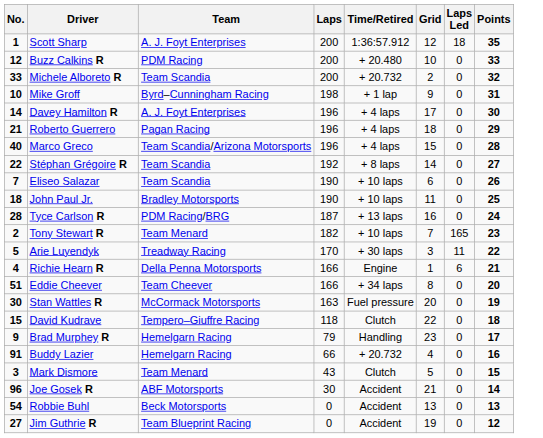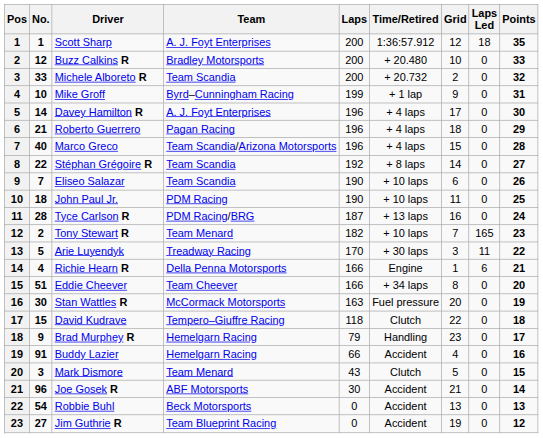+ column: (17, 19)
(172, 60) PDM Racing -> (215, 60) Bradley Motorsports
(329, 95) 198 -> (354, 95) 199
(190, 199) Bradley Motorsports -> (197, 199) PDM Racing
(380, 355) + 20.732 -> (406, 355) Accident
